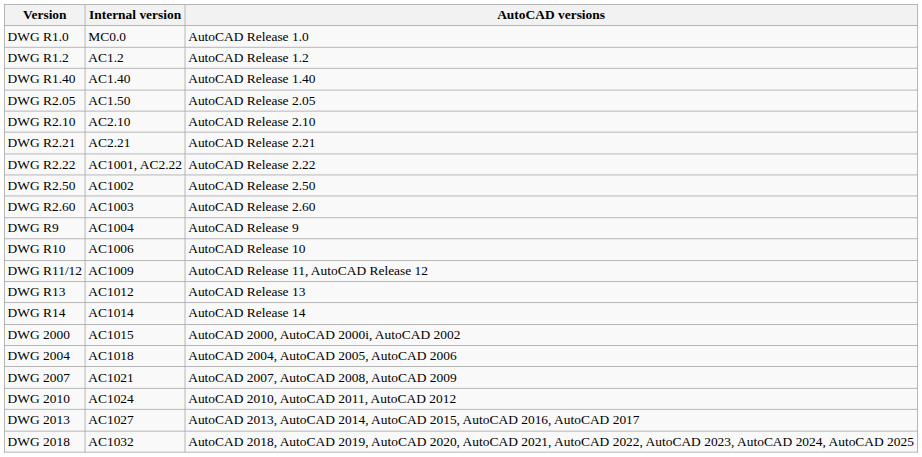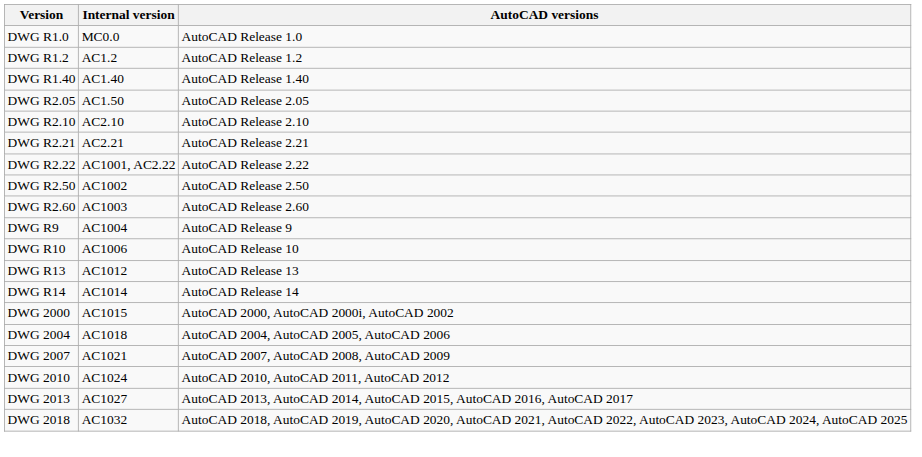- row: (45, 270)
